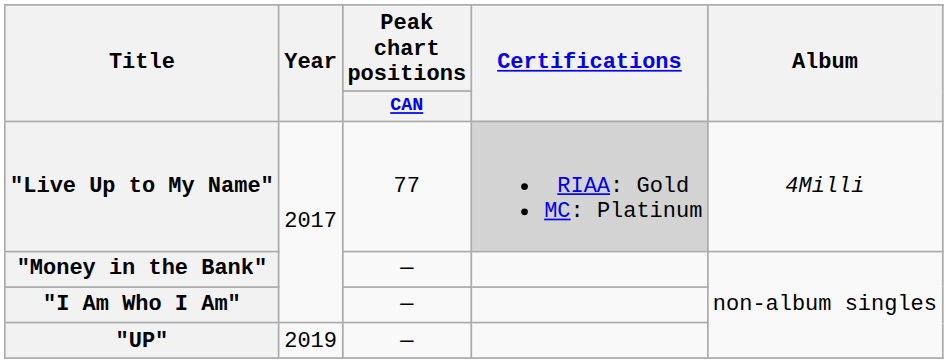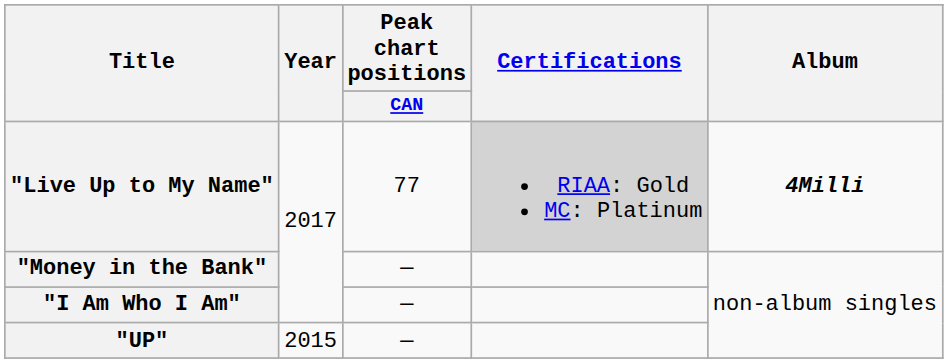(825, 186) normal -> (825, 186) bold
(311, 341) 2019 -> (311, 341) 2015
